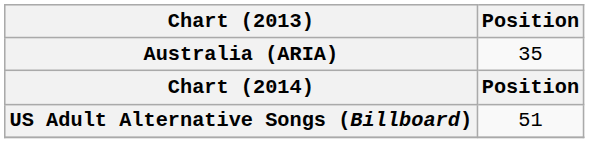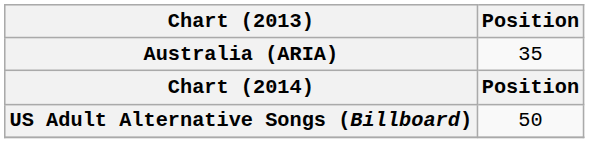(530, 120) 51 -> (530, 120) 50
